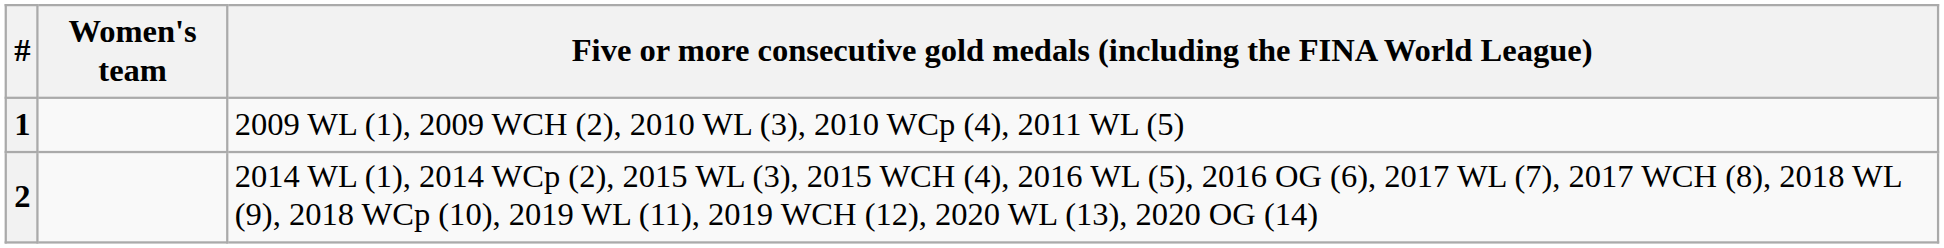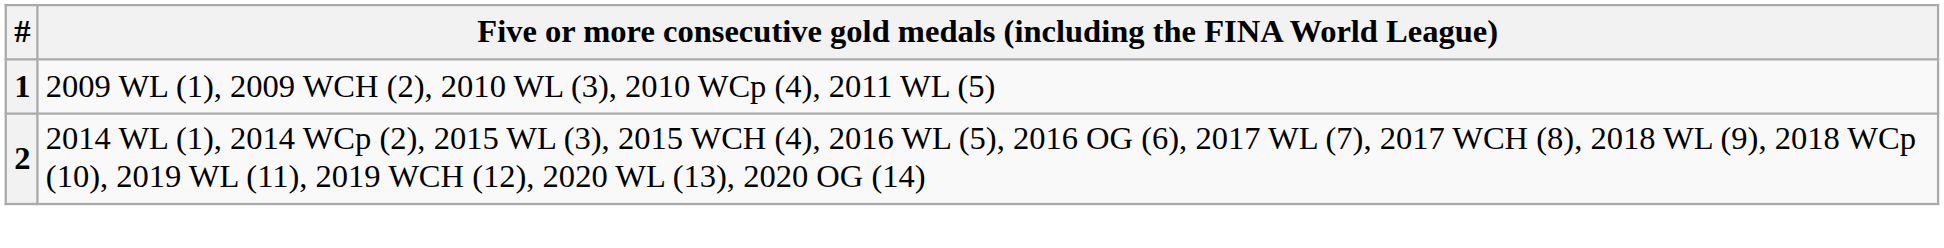- column: (133, 50)
